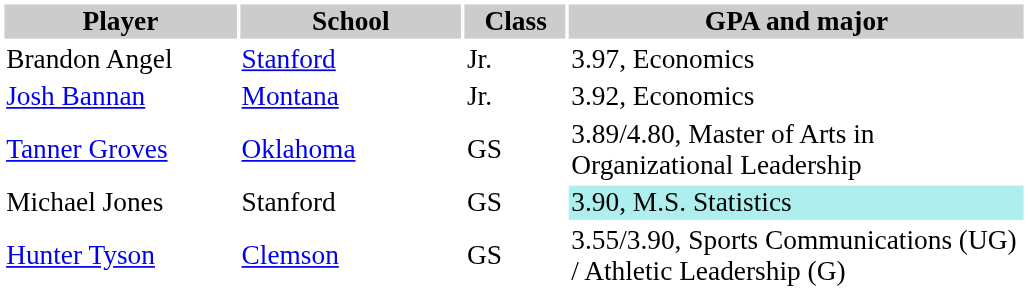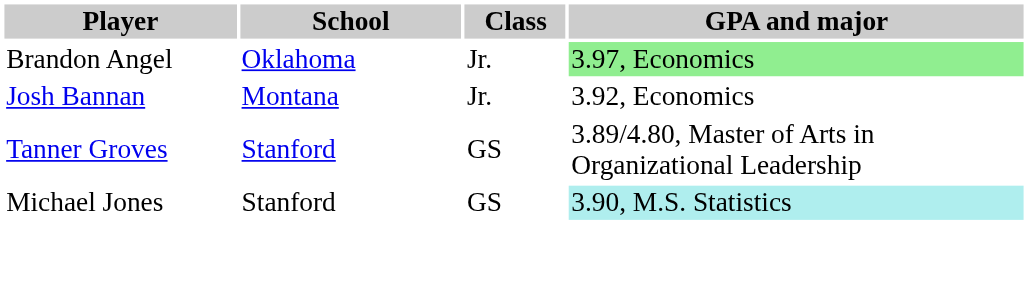(289, 58) Stanford -> (299, 58) Oklahoma
(663, 58) no background -> (663, 58) lightgreen background
(299, 149) Oklahoma -> (289, 149) Stanford
- row: (81, 255)
